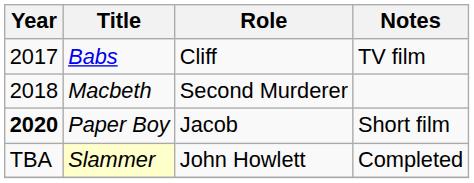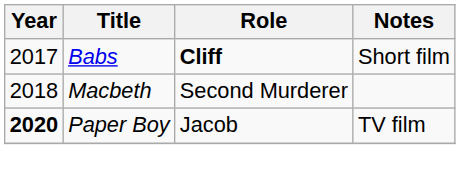(198, 56) normal -> (201, 56) bold
(392, 56) TV film -> (404, 56) Short film
(404, 125) Short film -> (392, 125) TV film
- row: (112, 159)
